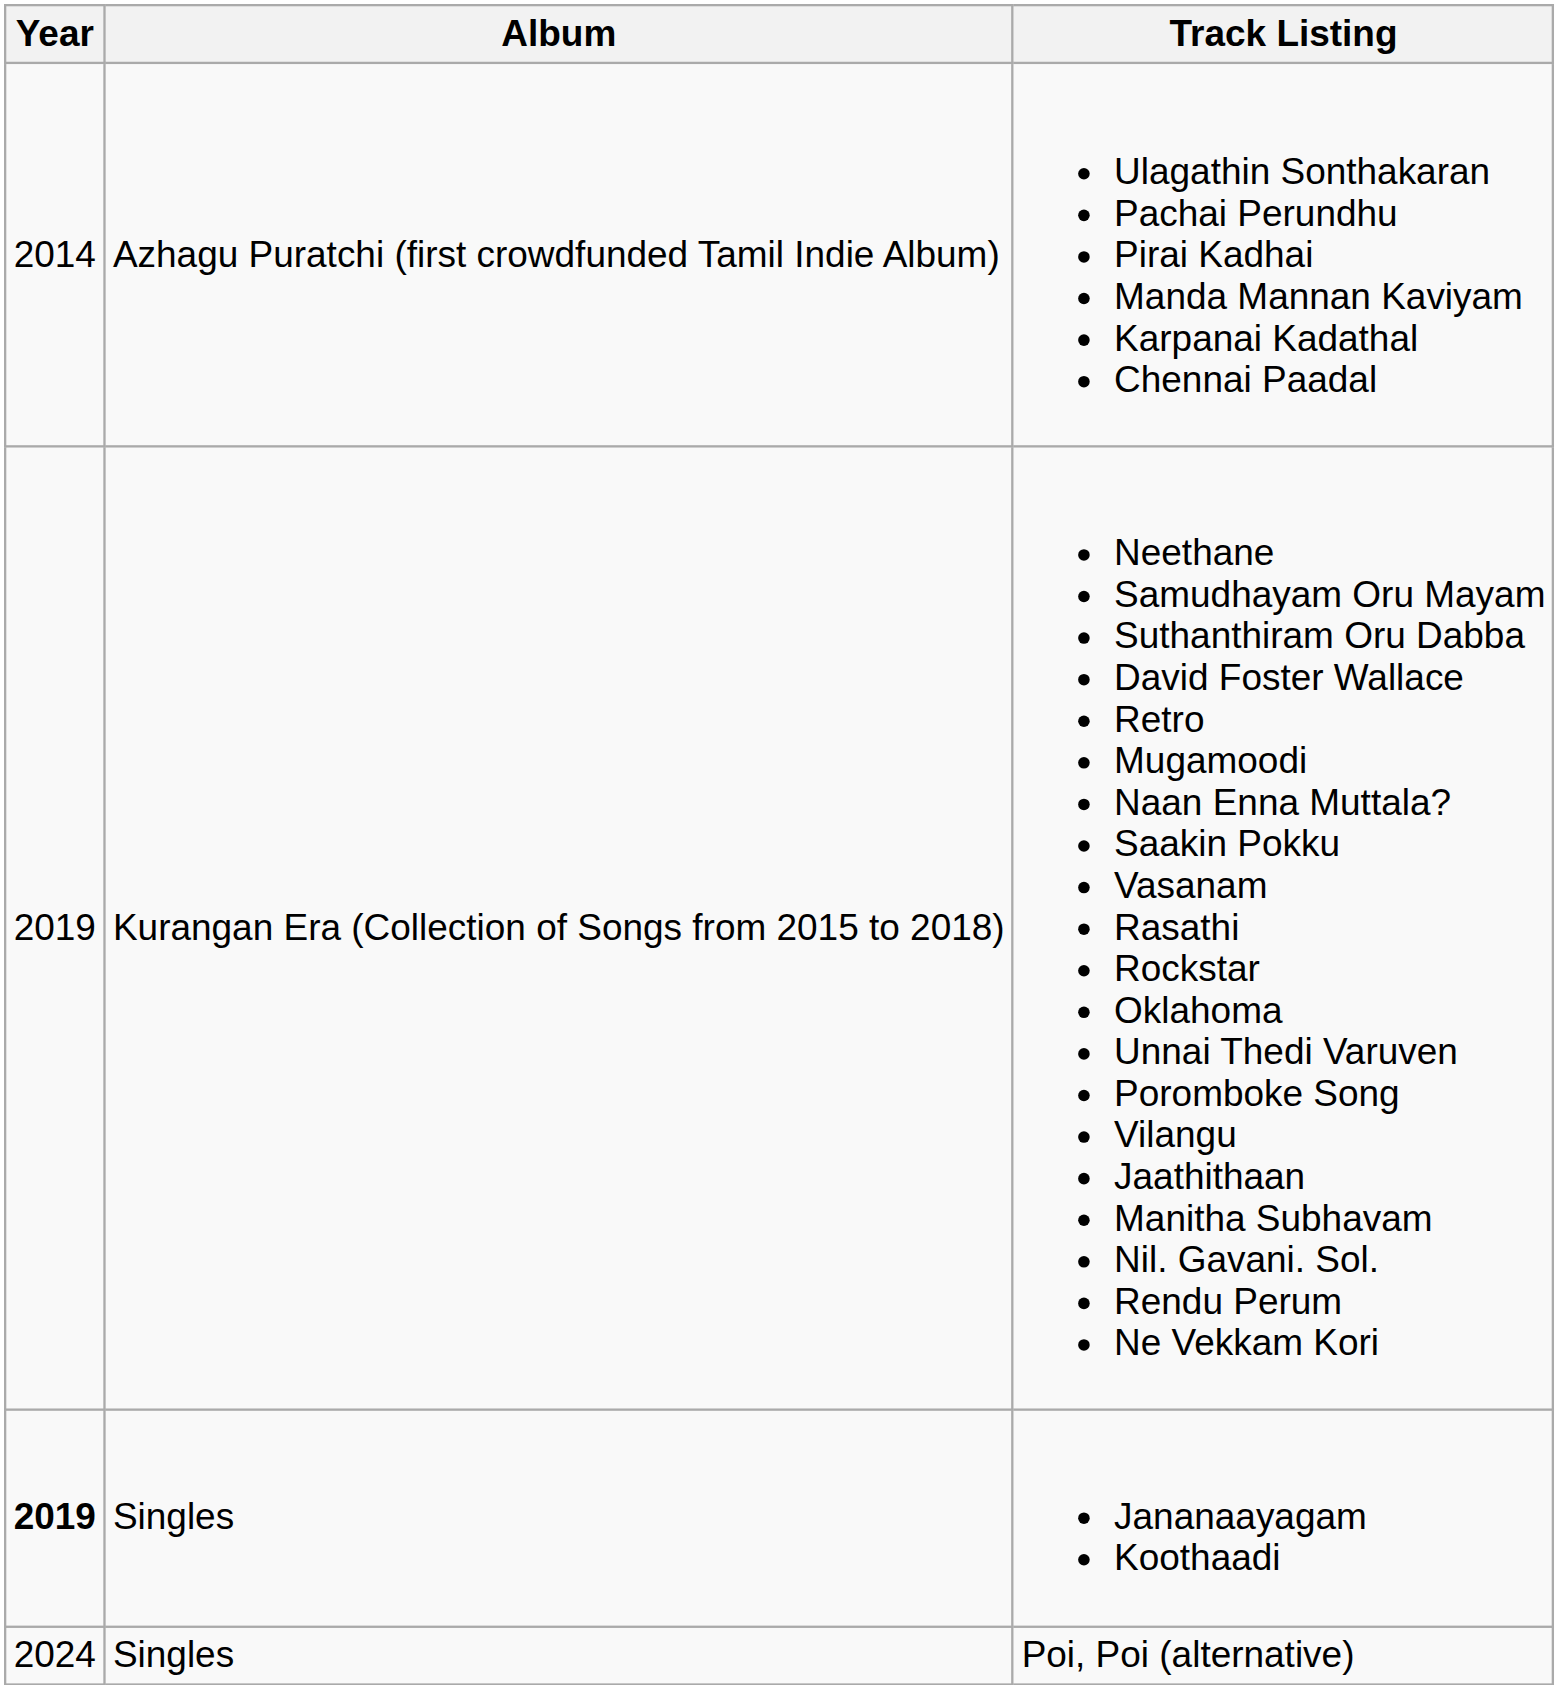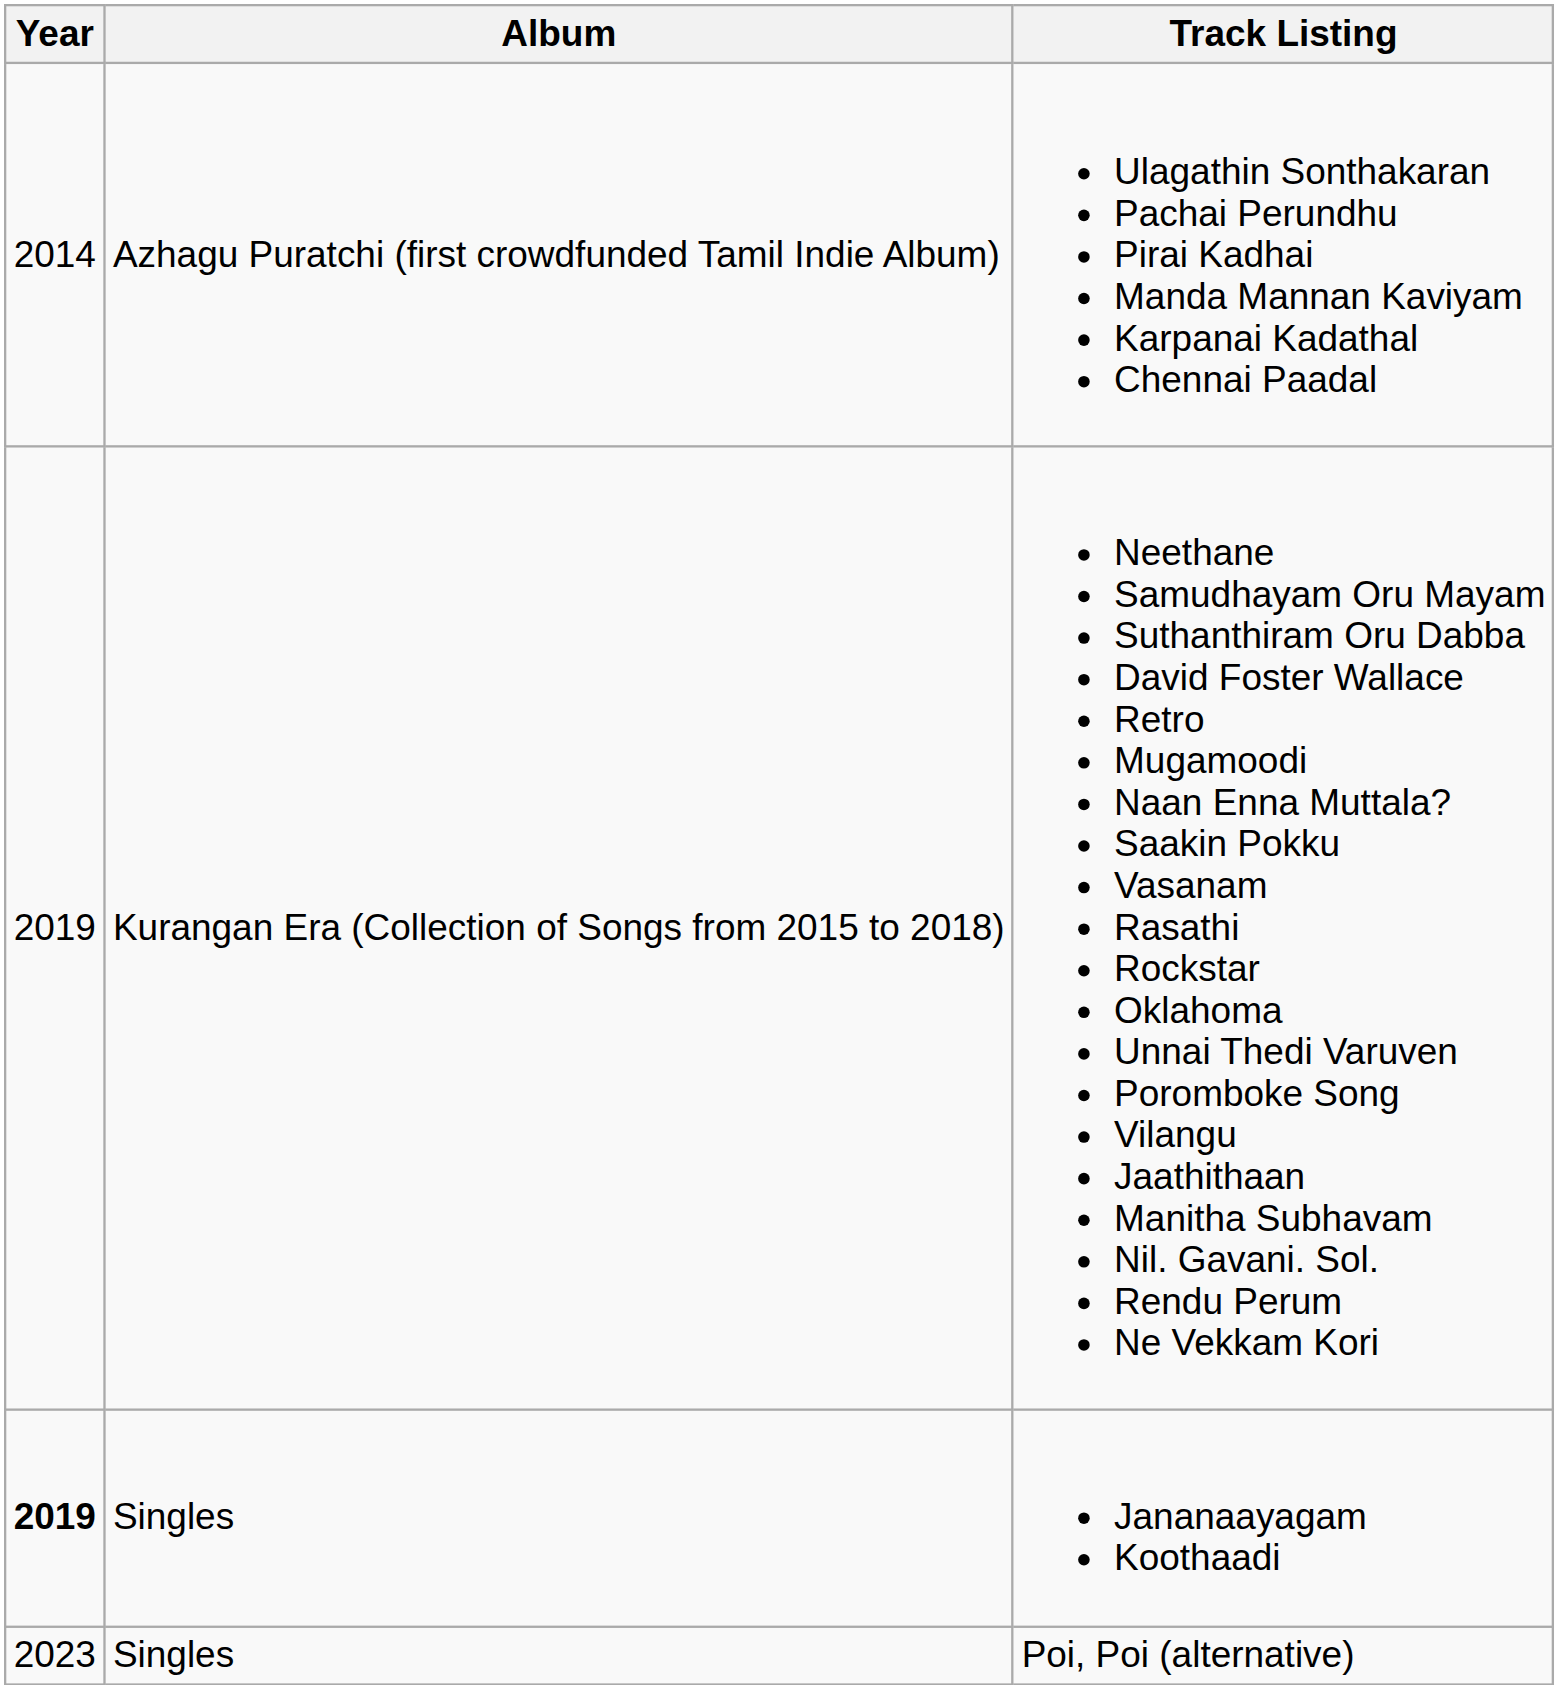(55, 1654) 2024 -> (55, 1654) 2023
